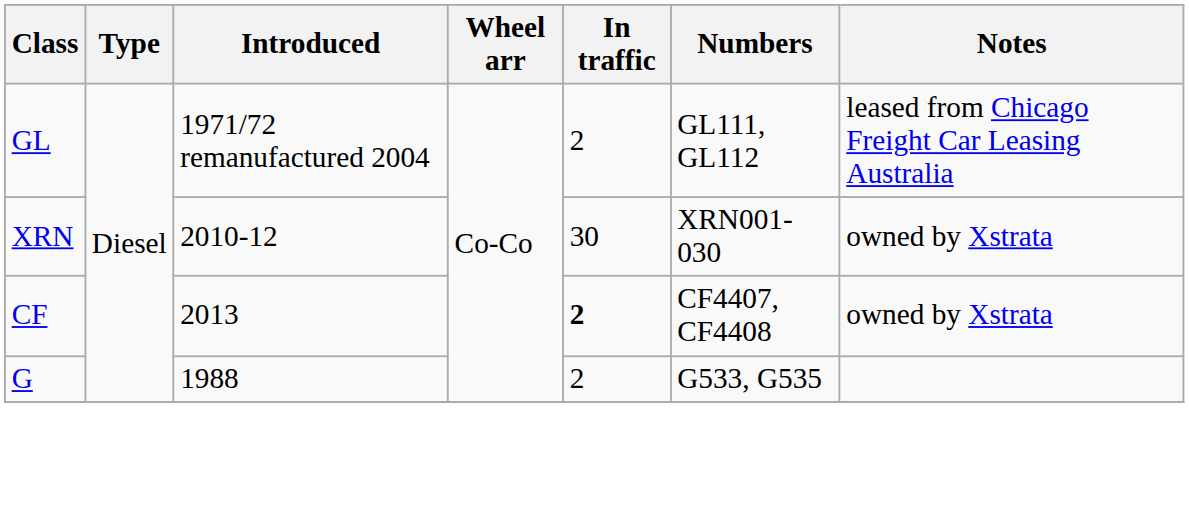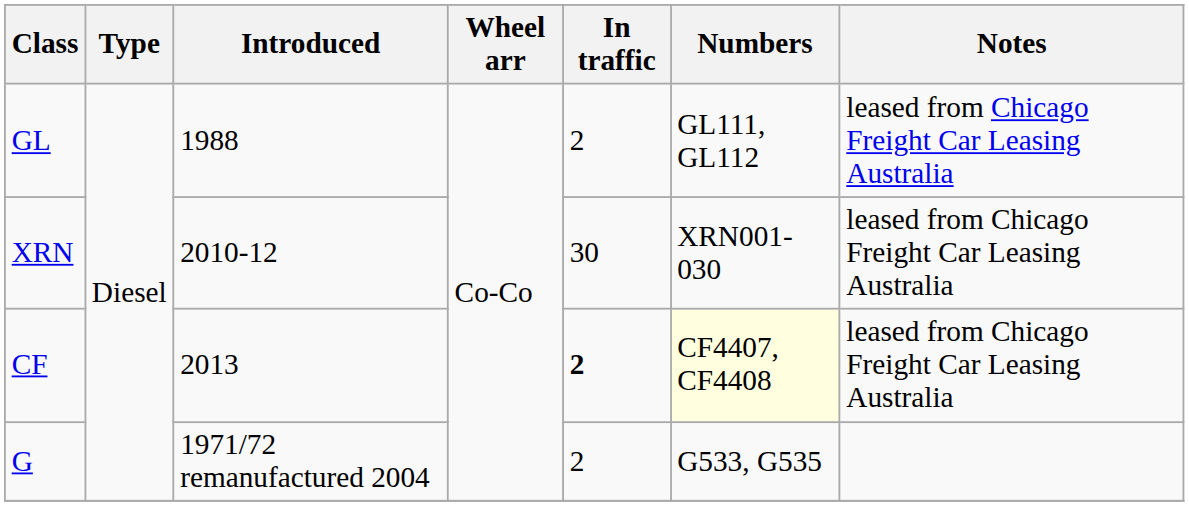(305, 140) 1971/72 remanufactured 2004 -> (209, 140) 1988
(950, 235) owned by Xstrata -> (967, 252) leased from Chicago Freight Car Leasing Australia
(728, 315) no background -> (728, 364) lightyellow background
(950, 315) owned by Xstrata -> (967, 364) leased from Chicago Freight Car Leasing Australia
(209, 378) 1988 -> (305, 460) 1971/72 remanufactured 2004
